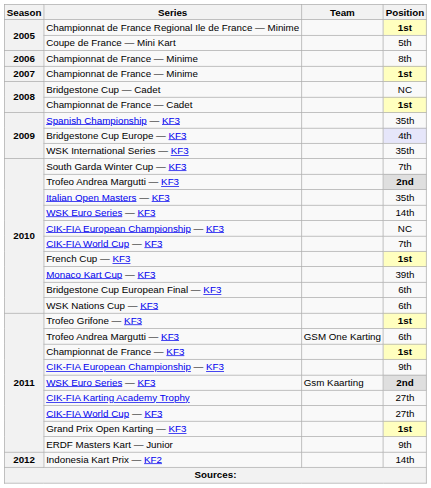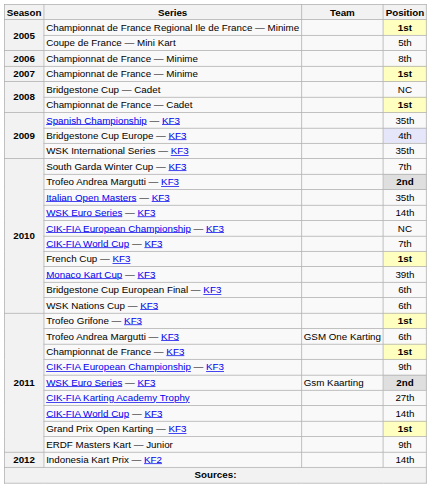(405, 413) 27th -> (405, 413) 14th
